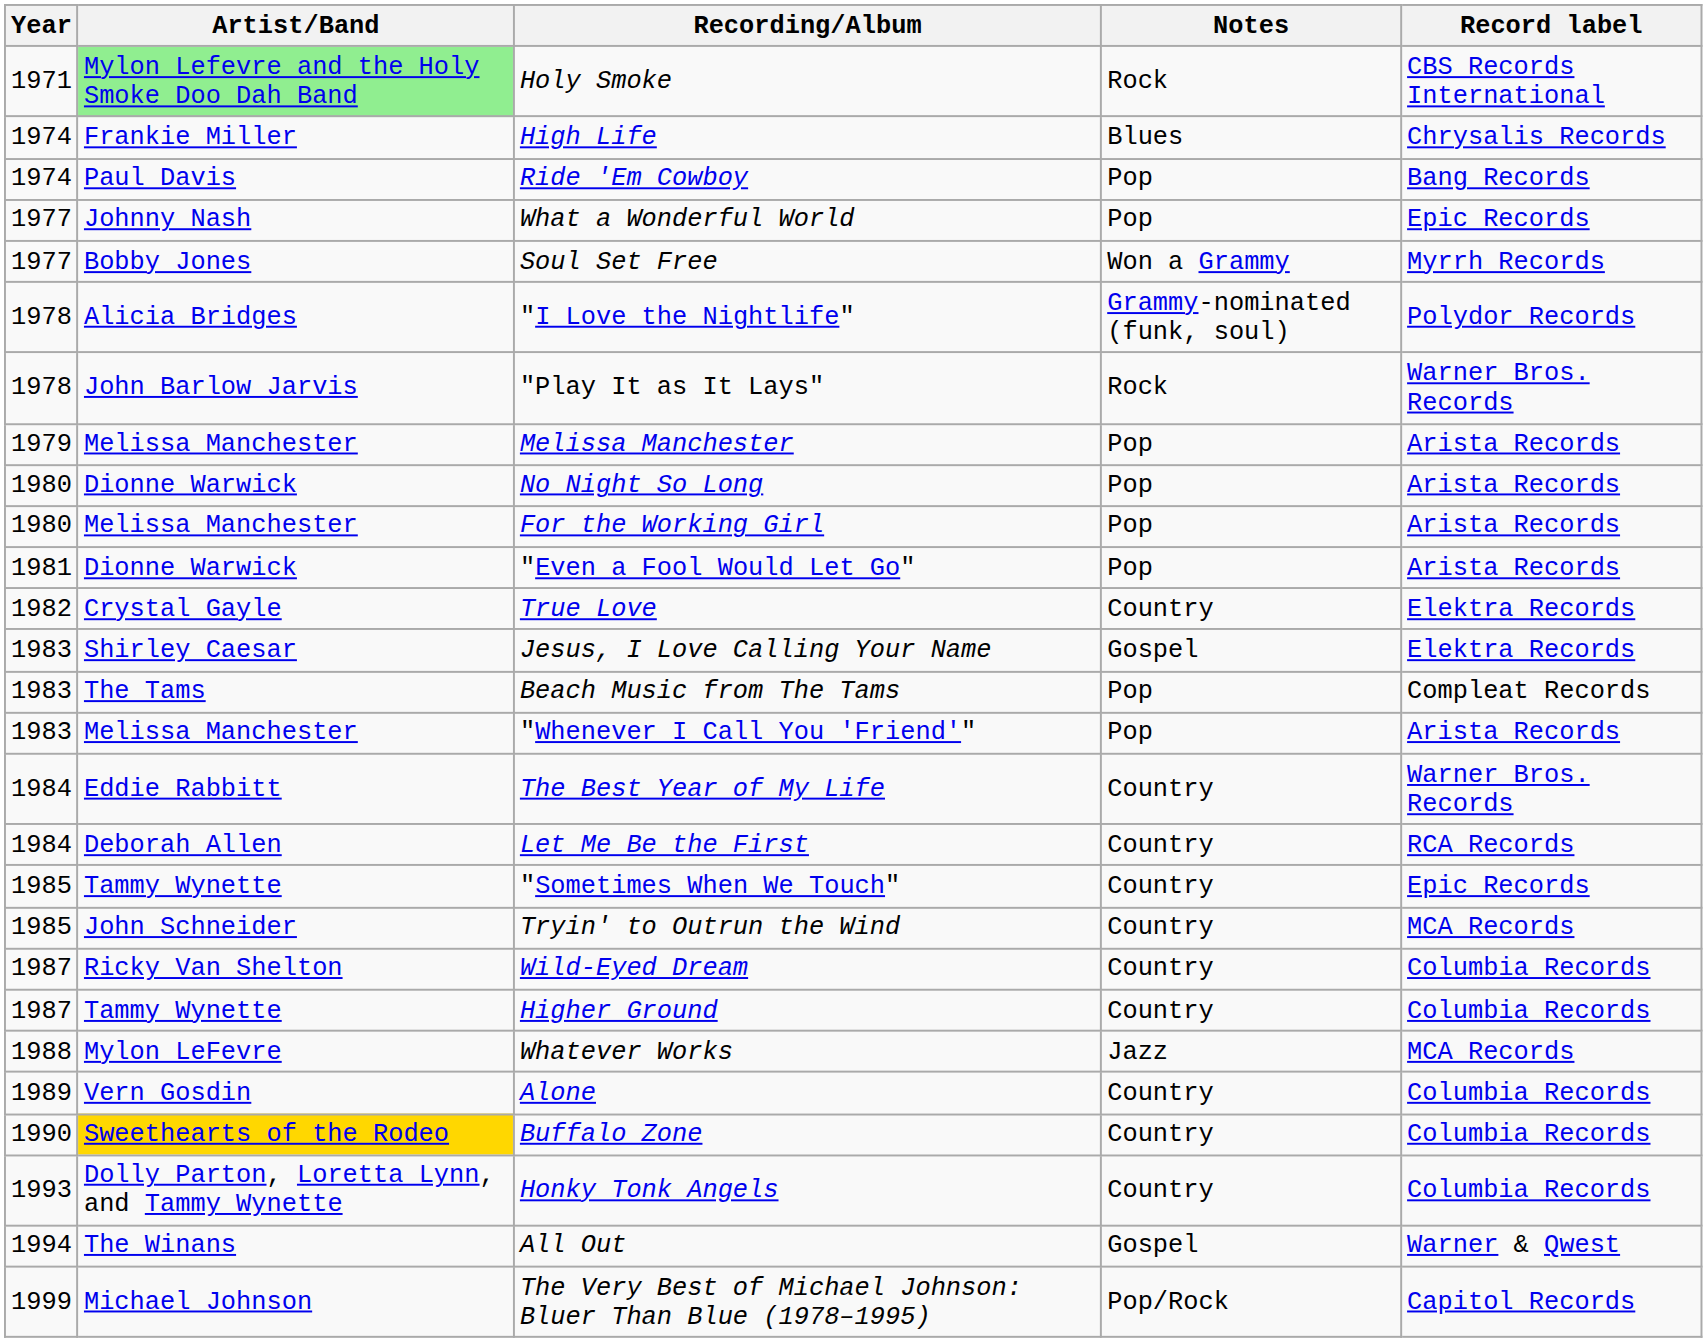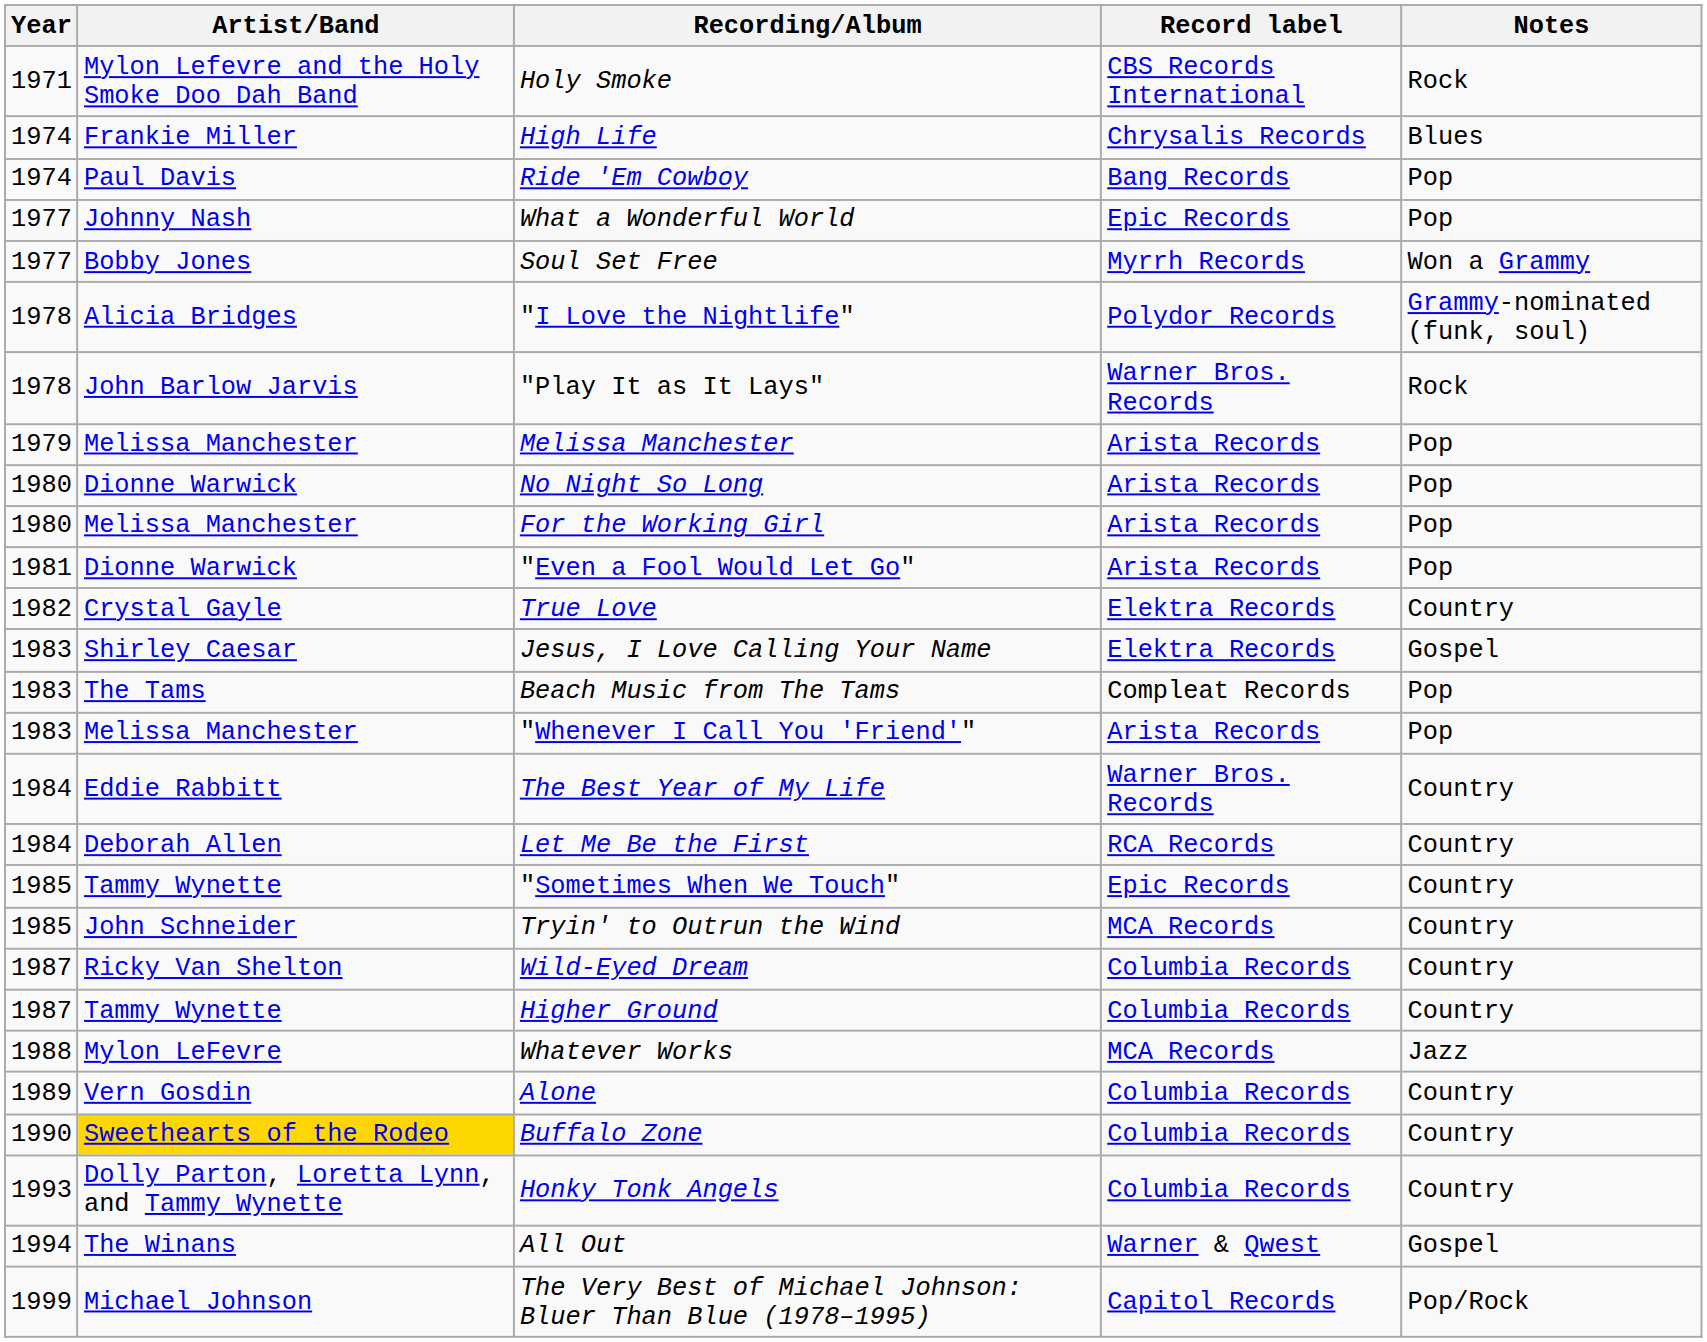columns swapped: (1551, 26) <-> (1251, 26)
(282, 82) lightgreen background -> (282, 82) no background
